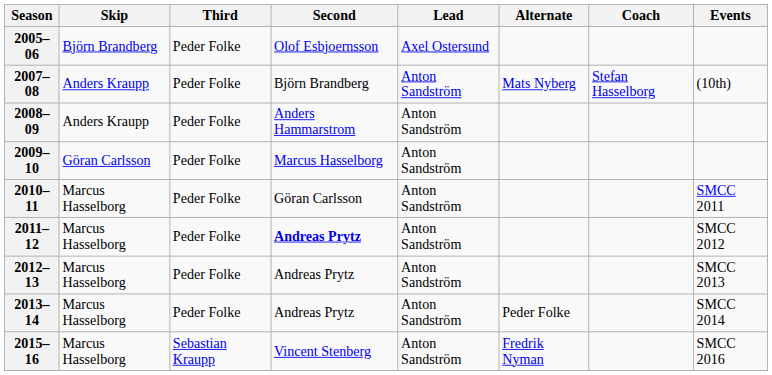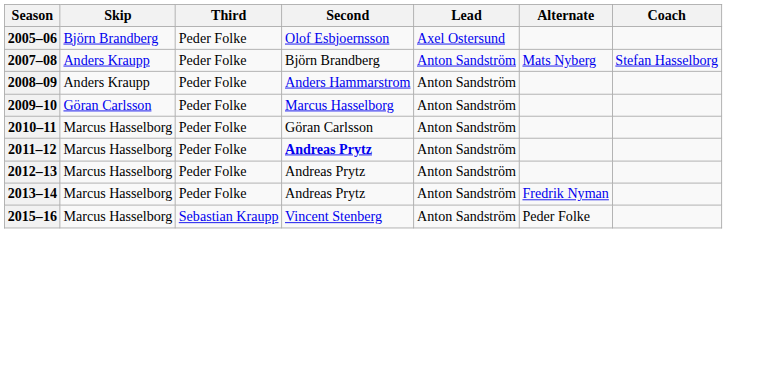- column: (730, 15)
(536, 313) Peder Folke -> (566, 194) Fredrik Nyman
(523, 351) Fredrik Nyman -> (556, 216) Peder Folke
